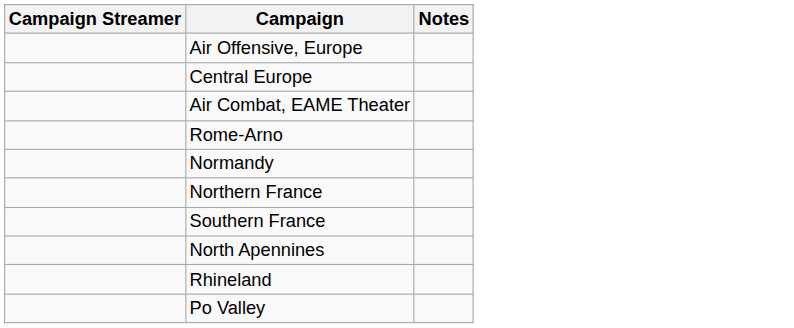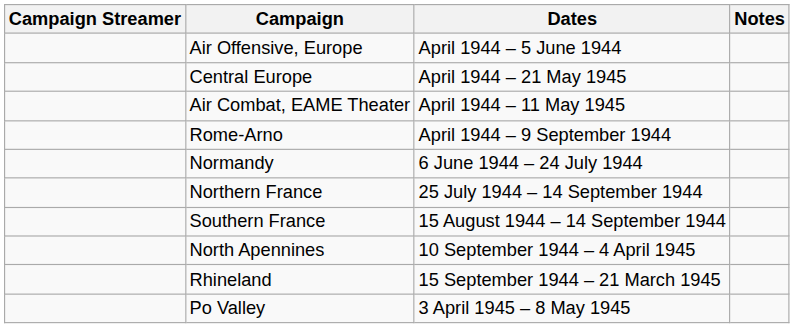+ column: (572, 18)
